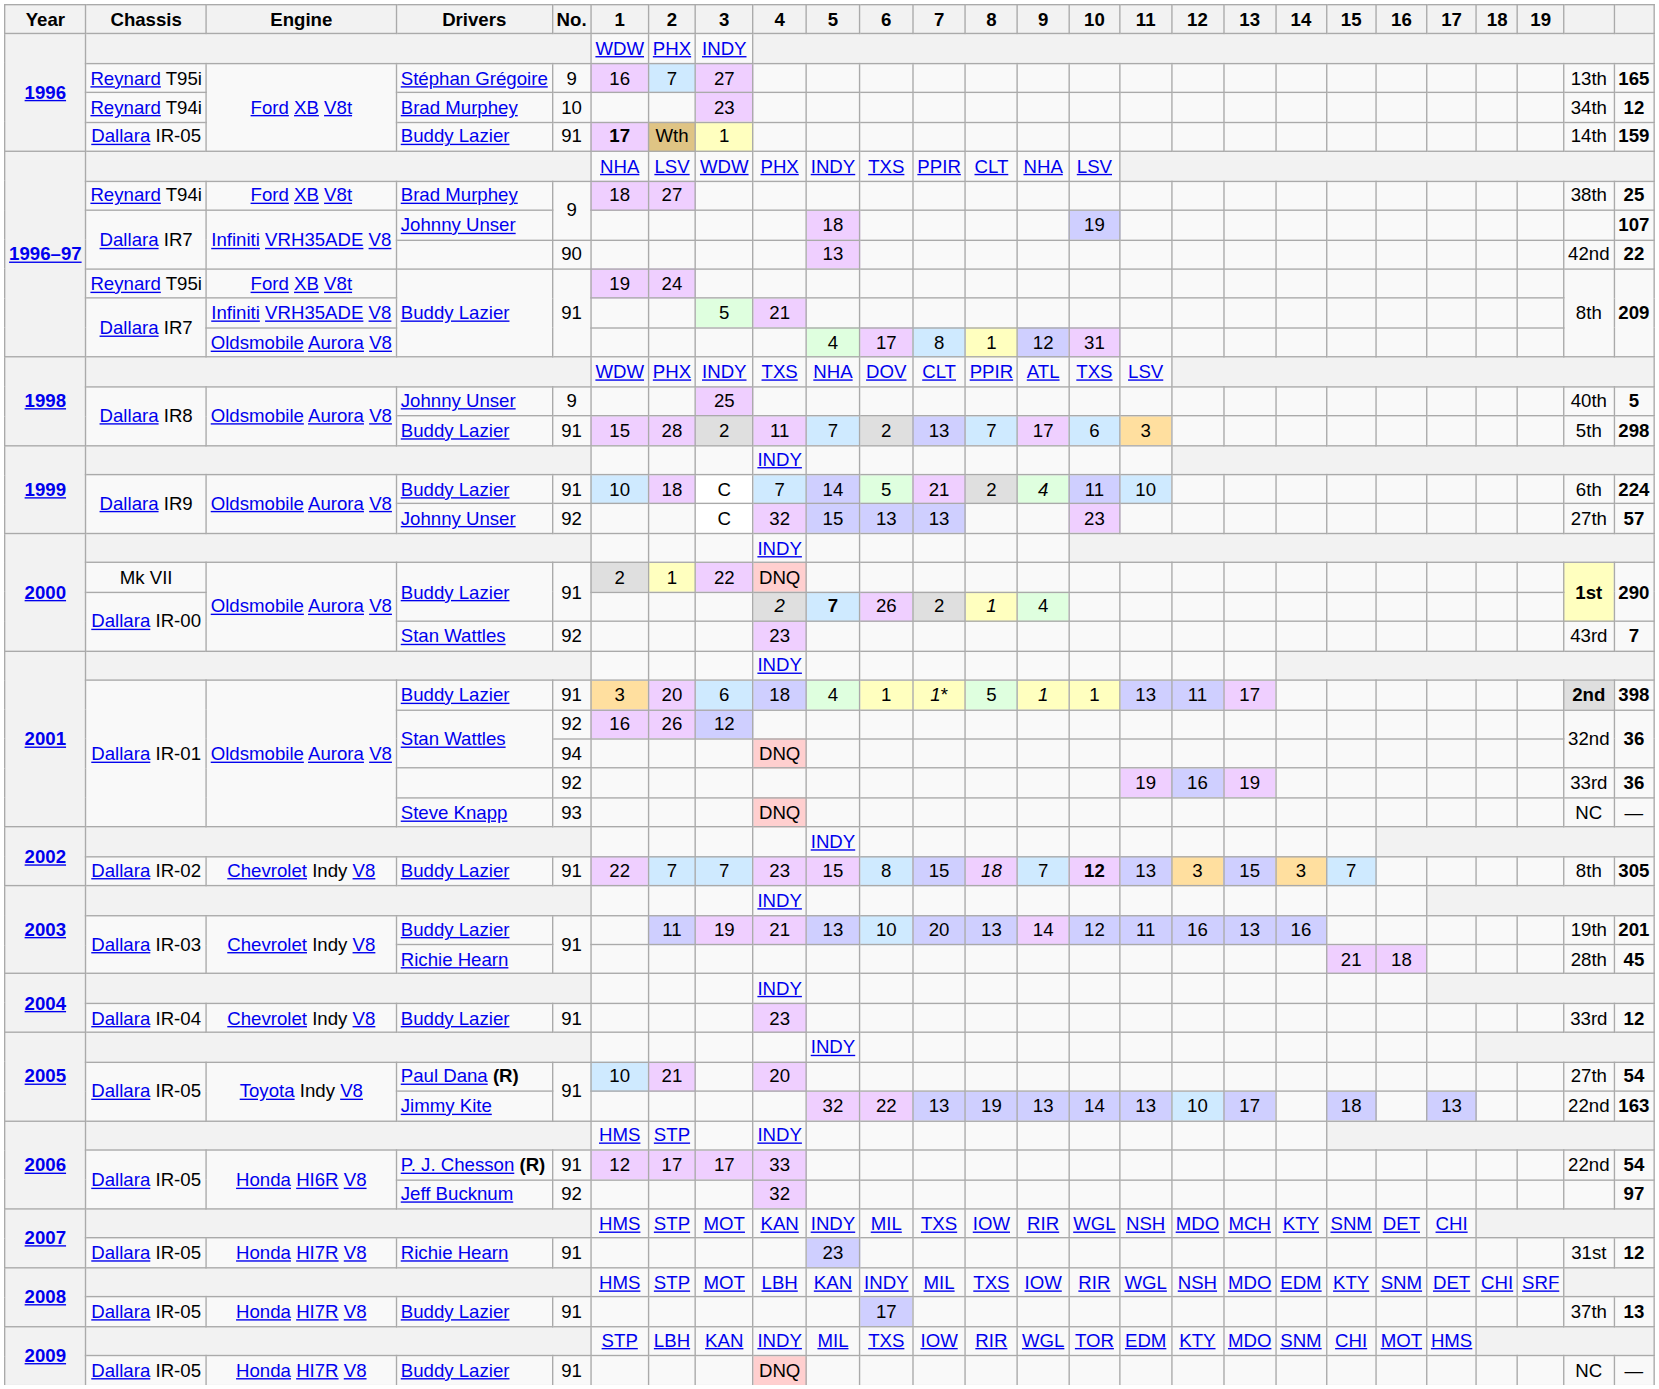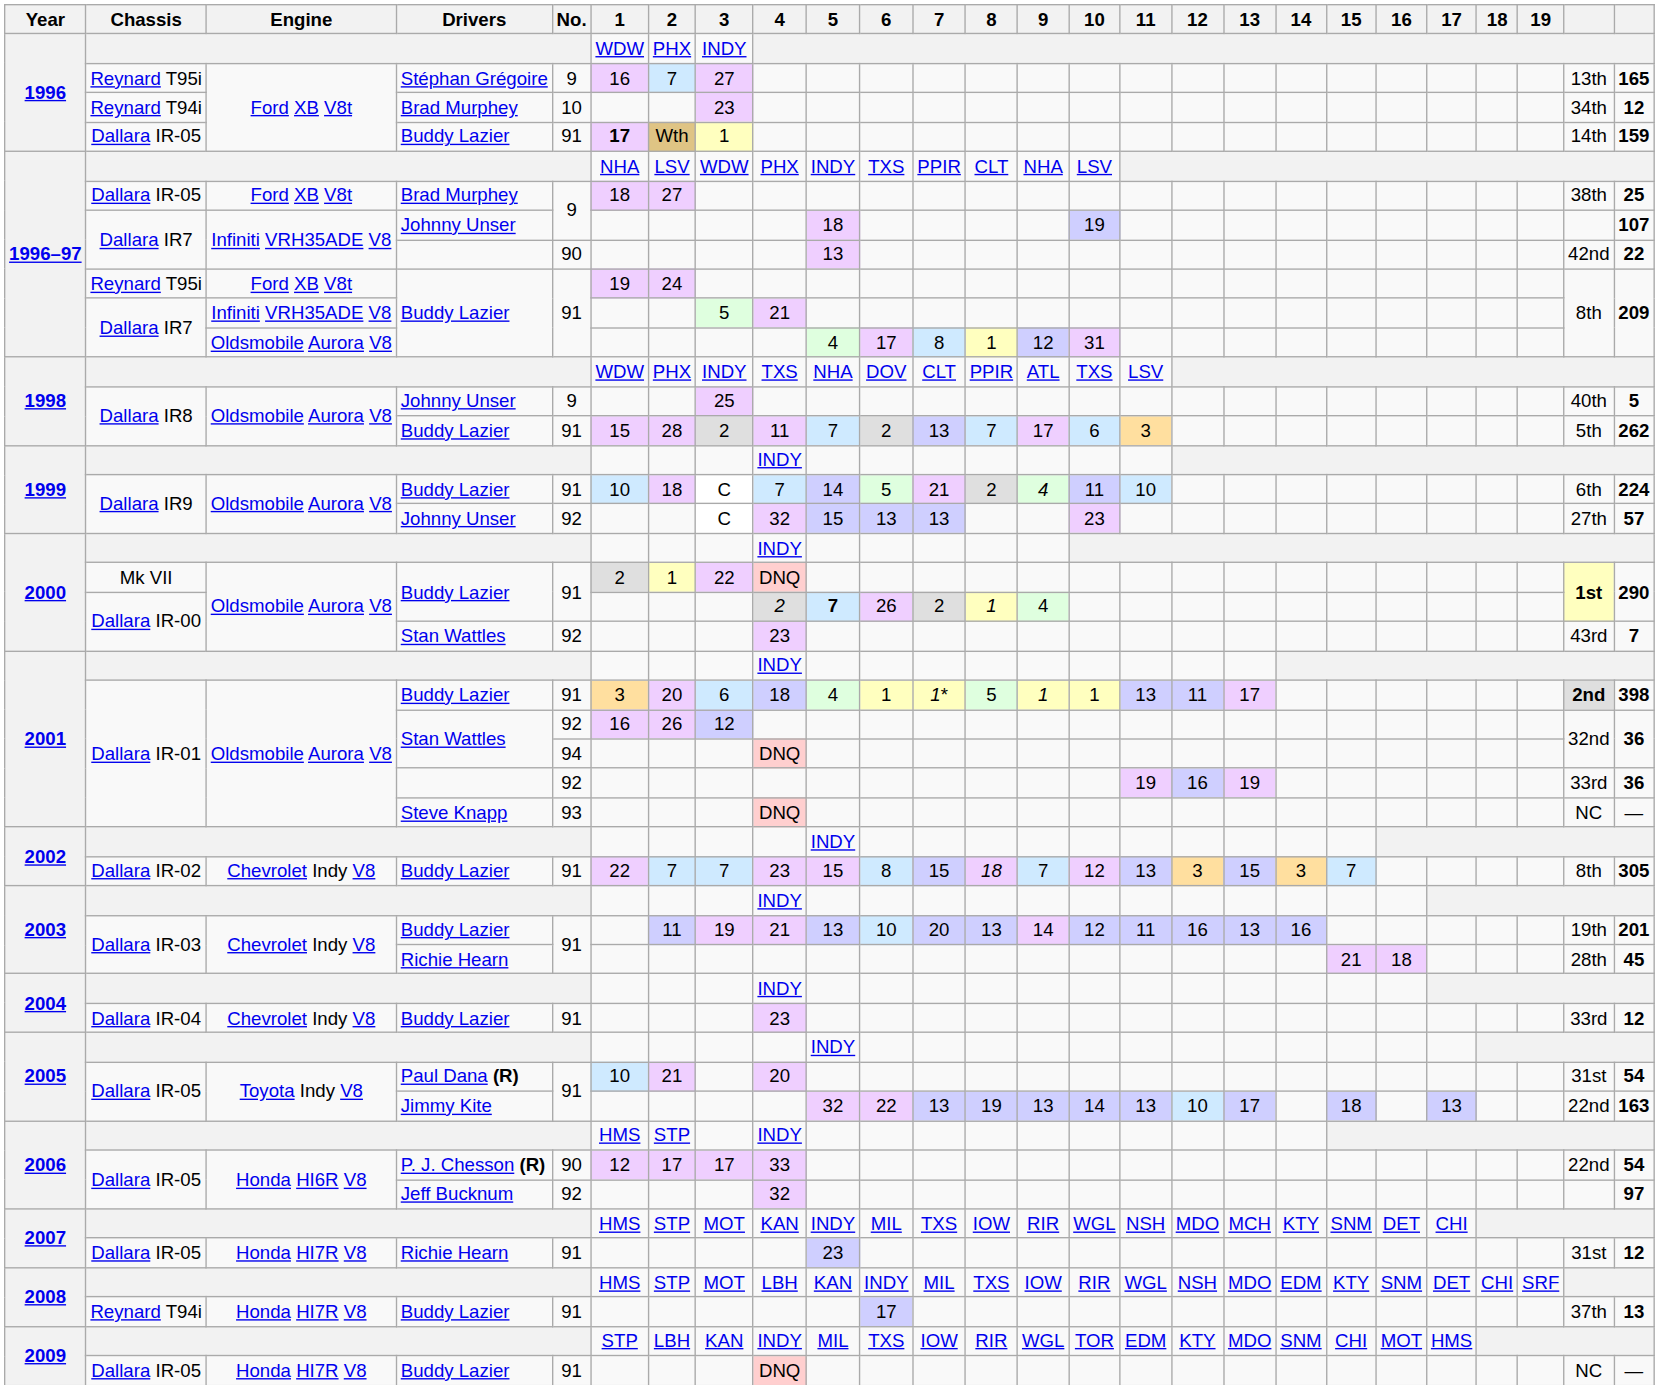(146, 195) Reynard T94i -> (146, 195) Dallara IR-05
(1634, 430) 298 -> (1634, 430) 262
(1094, 871) bold -> (1094, 871) normal
(1589, 1076) 27th -> (1589, 1076) 31st
(572, 1164) 91 -> (572, 1164) 90
(146, 1311) Dallara IR-05 -> (146, 1311) Reynard T94i
